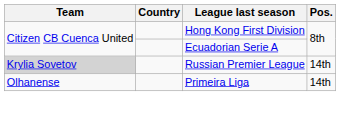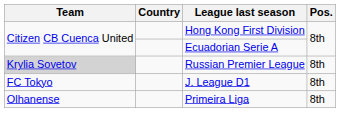(320, 64) 14th -> (317, 64) 8th
+ row: (217, 82)
(320, 82) 14th -> (317, 99) 8th
